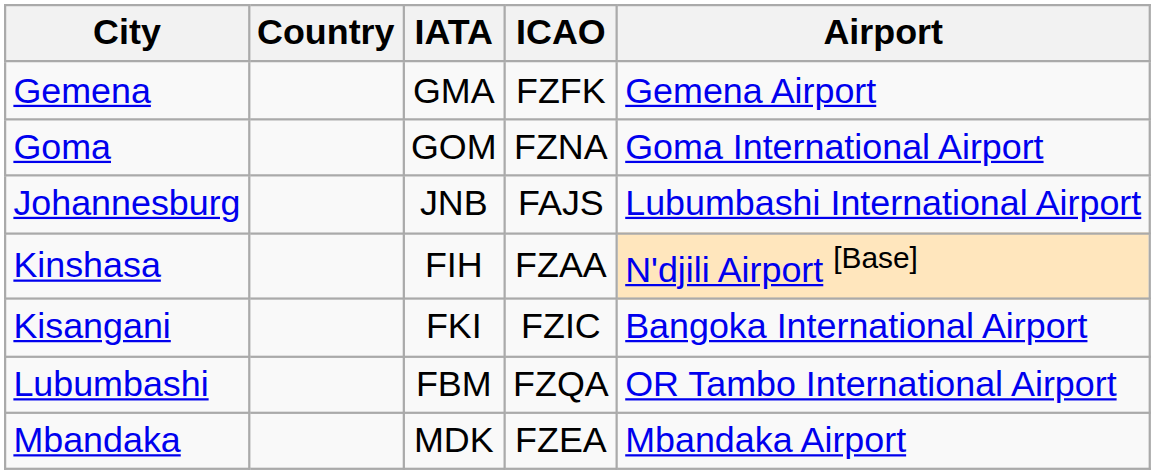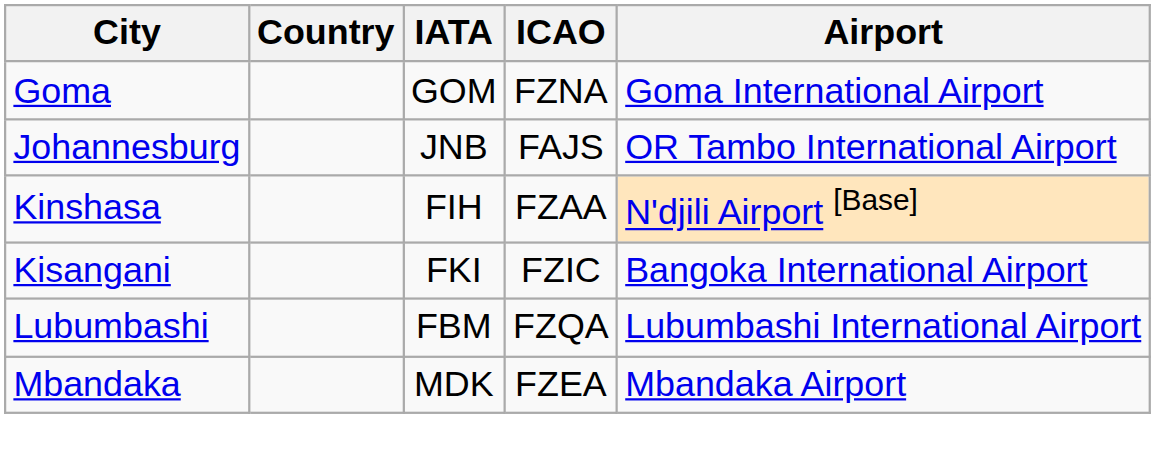- row: (82, 89)
(883, 203) Lubumbashi International Airport -> (871, 146) OR Tambo International Airport
(871, 383) OR Tambo International Airport -> (883, 326) Lubumbashi International Airport
